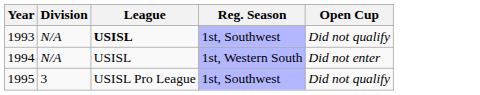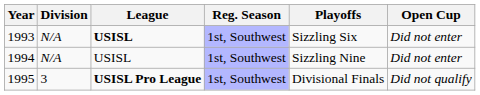+ column: (338, 15)
(349, 36) Did not qualify -> (426, 36) Did not enter
(252, 57) 1st, Western South -> (247, 57) 1st, Southwest
(145, 79) normal -> (147, 79) bold
